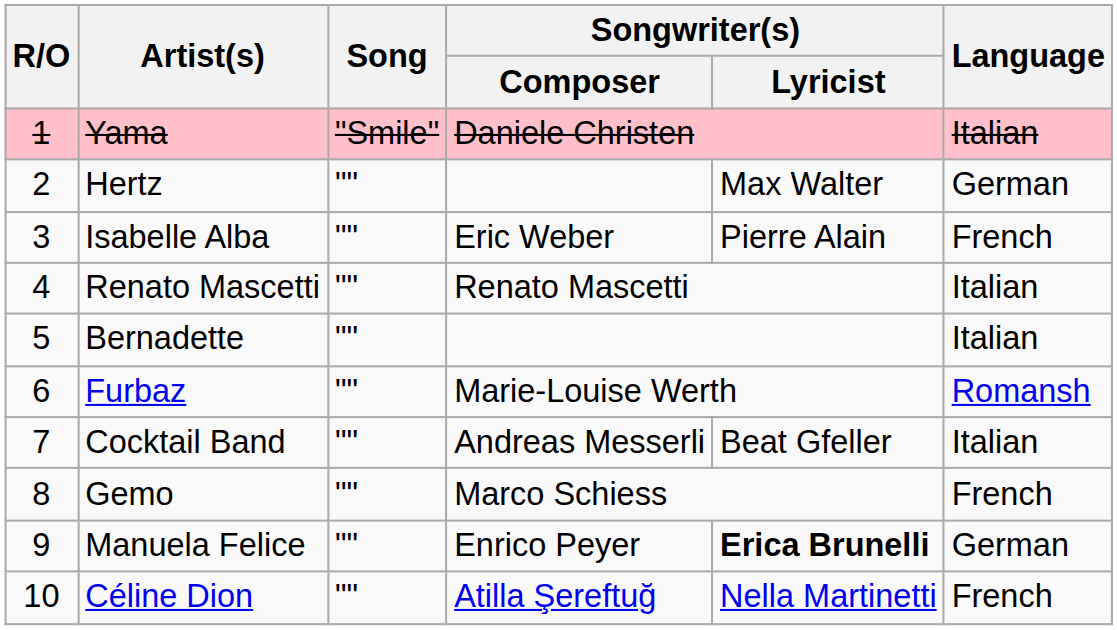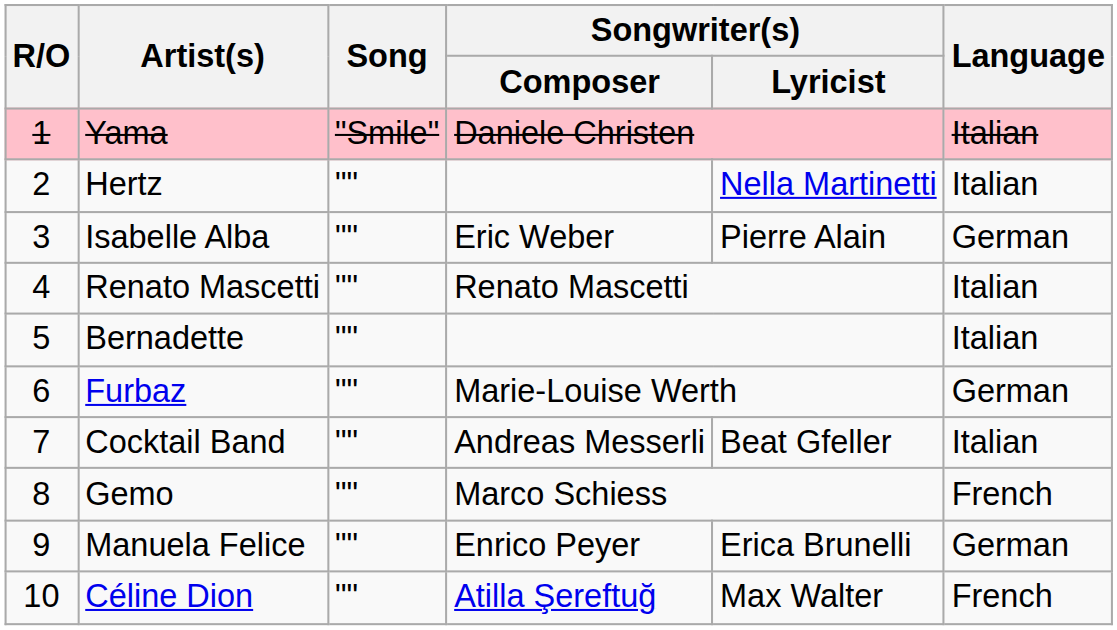(802, 184) Max Walter -> (828, 184) Nella Martinetti
(1010, 184) German -> (995, 184) Italian
(1002, 236) French -> (1010, 236) German
(1021, 390) Romansh -> (1010, 390) German
(825, 545) bold -> (816, 545) normal
(828, 596) Nella Martinetti -> (802, 596) Max Walter
